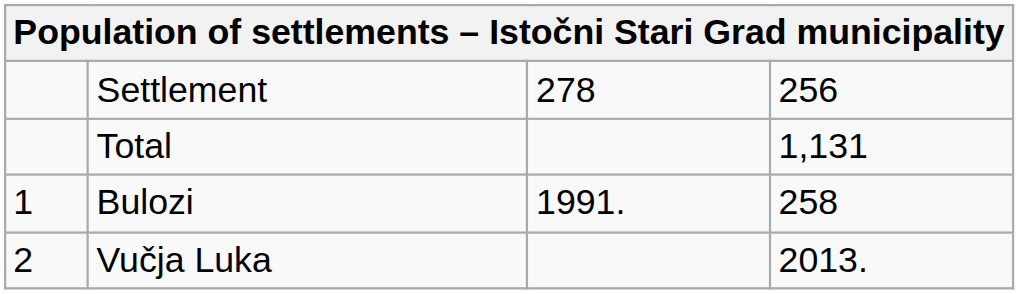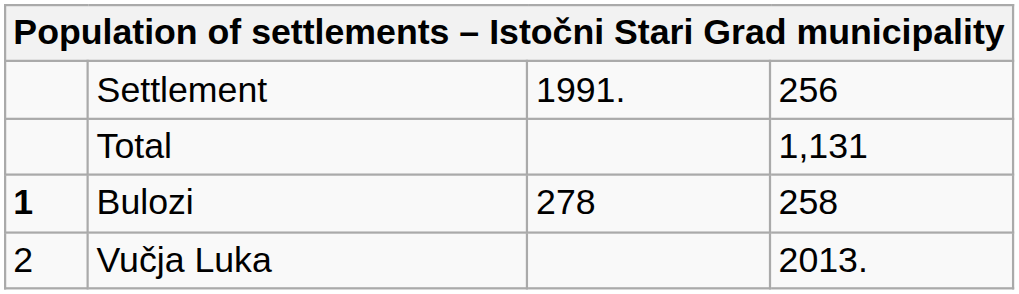(566, 89) 278 -> (581, 89) 1991.
(23, 202) normal -> (23, 202) bold
(581, 202) 1991. -> (566, 202) 278
